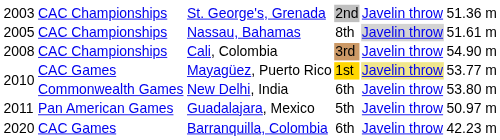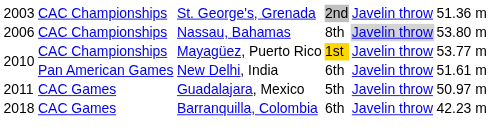(19, 32) 2005 -> (19, 32) 2006
(472, 32) 51.61 m -> (462, 32) 53.80 m
- row: (232, 51)
(77, 70) CAC Games -> (103, 51) CAC Championships
(402, 70) khaki background -> (392, 51) no background
(111, 90) Commonwealth Games -> (106, 70) Pan American Games
(472, 90) 53.80 m -> (462, 70) 51.61 m
(106, 109) Pan American Games -> (77, 90) CAC Games
(19, 128) 2020 -> (19, 109) 2018
